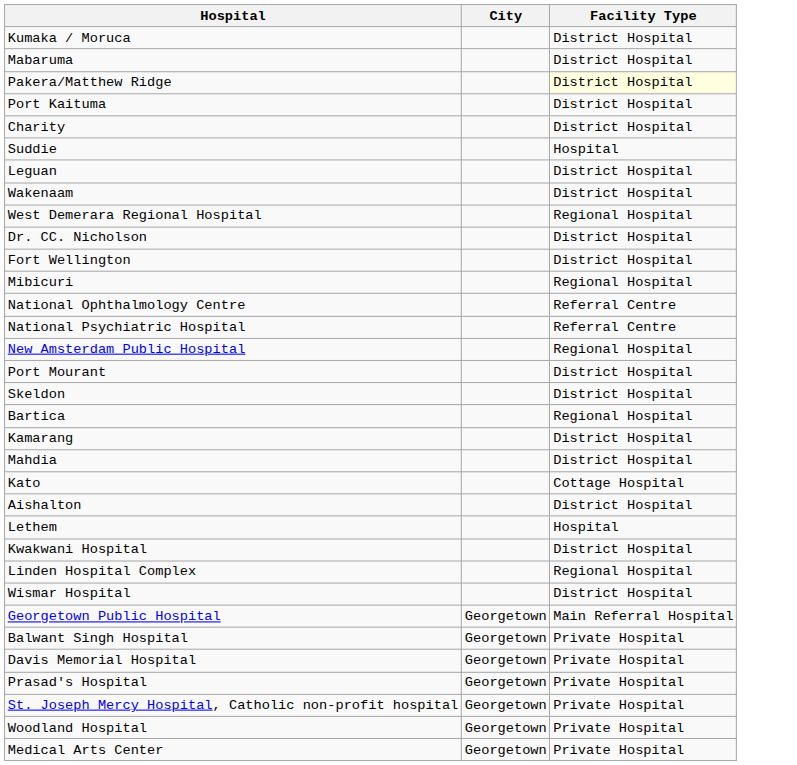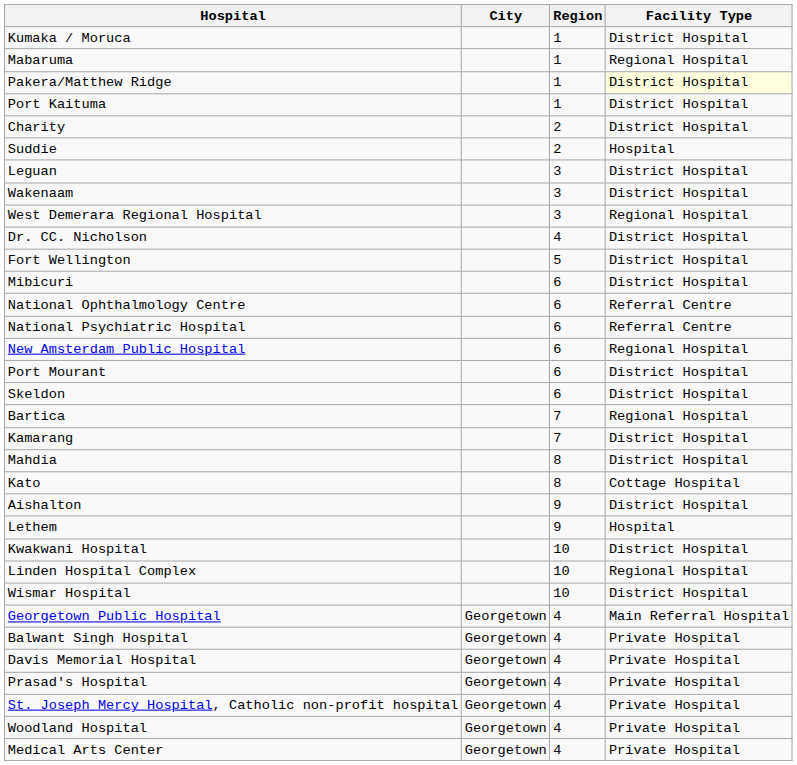+ column: (578, 16)
(623, 60) District Hospital -> (679, 60) Regional Hospital
(623, 283) Regional Hospital -> (679, 283) District Hospital
